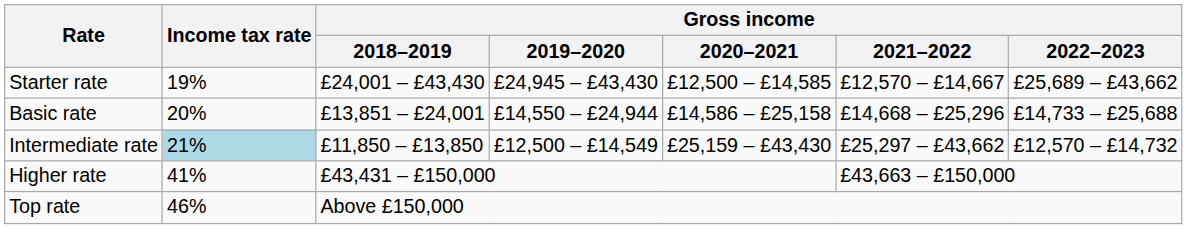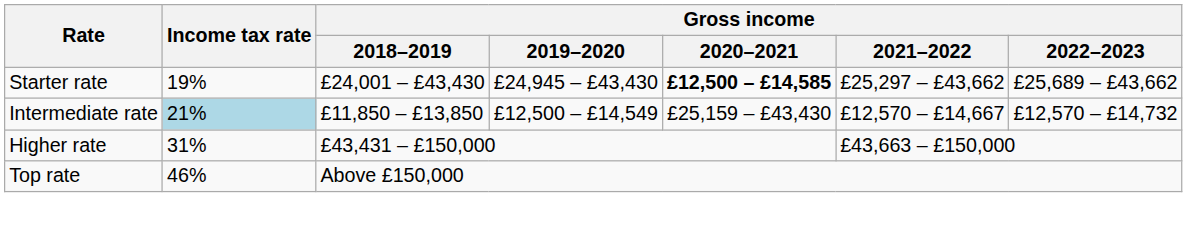(749, 82) normal -> (749, 82) bold
(922, 82) £12,570 – £14,667 -> (922, 82) £25,297 – £43,662
- row: (53, 113)
(922, 144) £25,297 – £43,662 -> (922, 113) £12,570 – £14,667
(187, 176) 41% -> (187, 144) 31%
